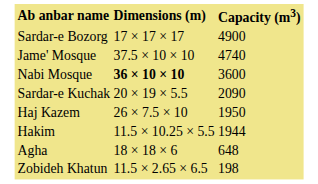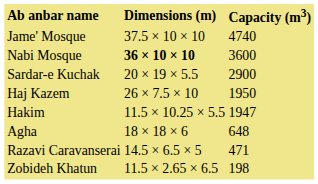- row: (63, 37)
(232, 93) 2090 -> (242, 74) 2900
(232, 131) 1944 -> (242, 112) 1947
+ row: (64, 150)
